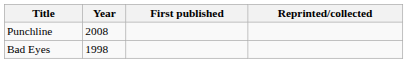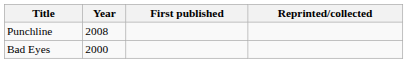(97, 49) 1998 -> (97, 49) 2000
